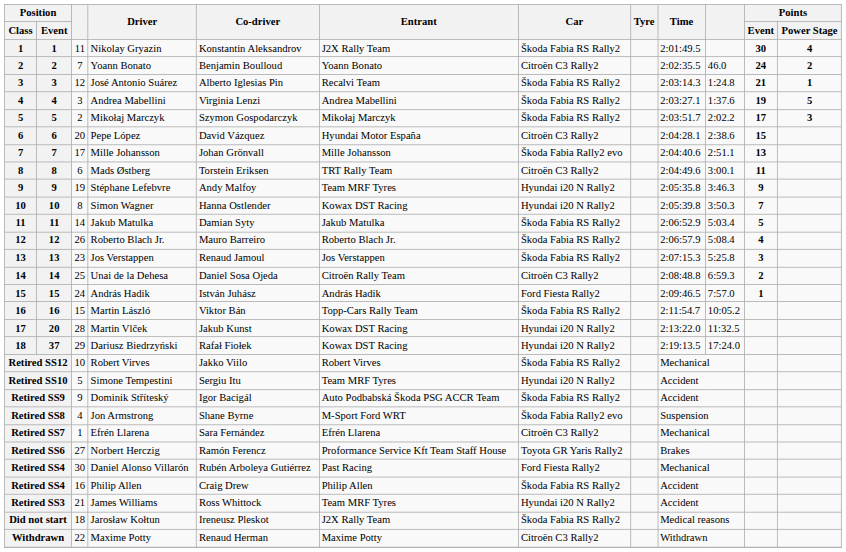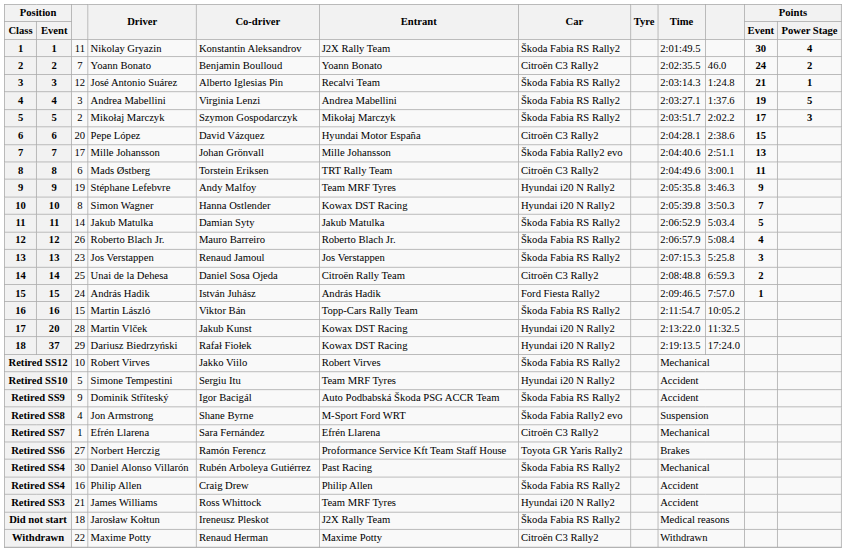(560, 467) Ford Fiesta Rally2 -> (571, 467) Škoda Fabia RS Rally2
